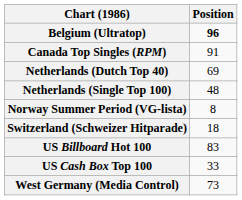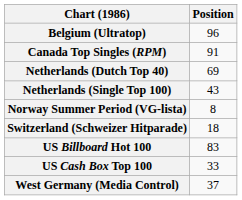(213, 33) bold -> (213, 33) normal
(213, 90) 48 -> (213, 90) 43
(213, 185) 73 -> (213, 185) 37
